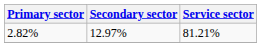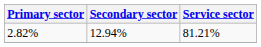(108, 33) 12.97% -> (108, 33) 12.94%
